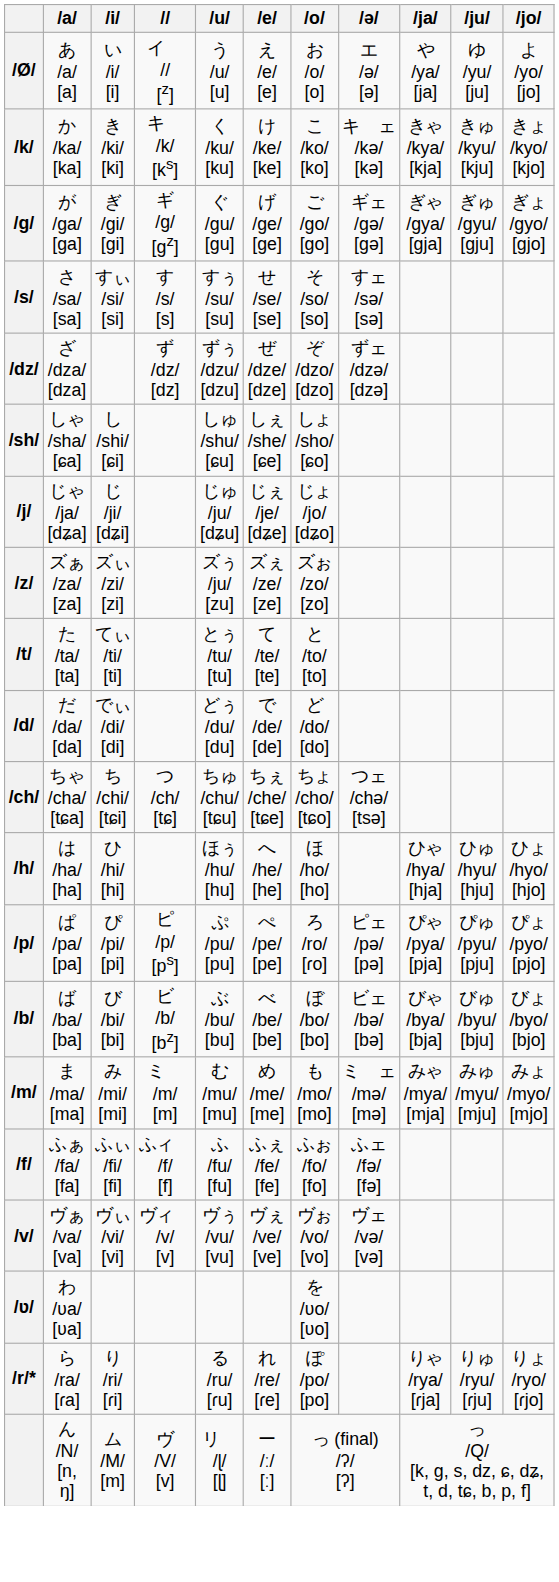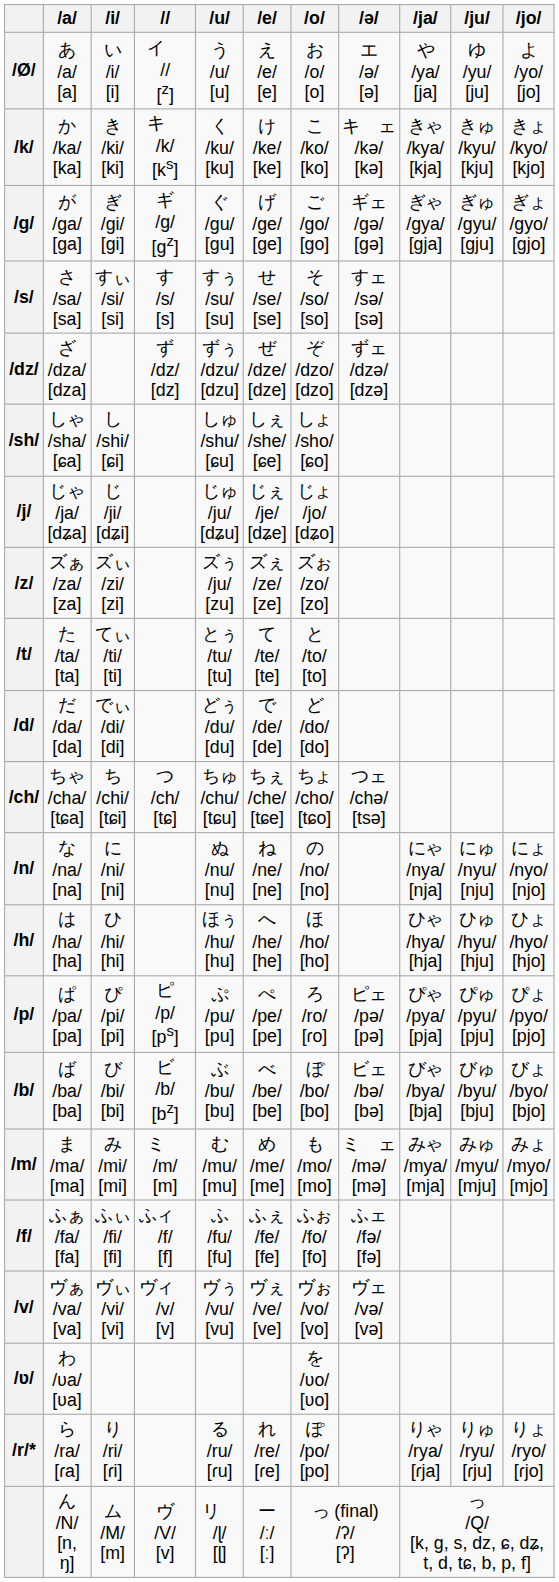+ row: (67, 869)
